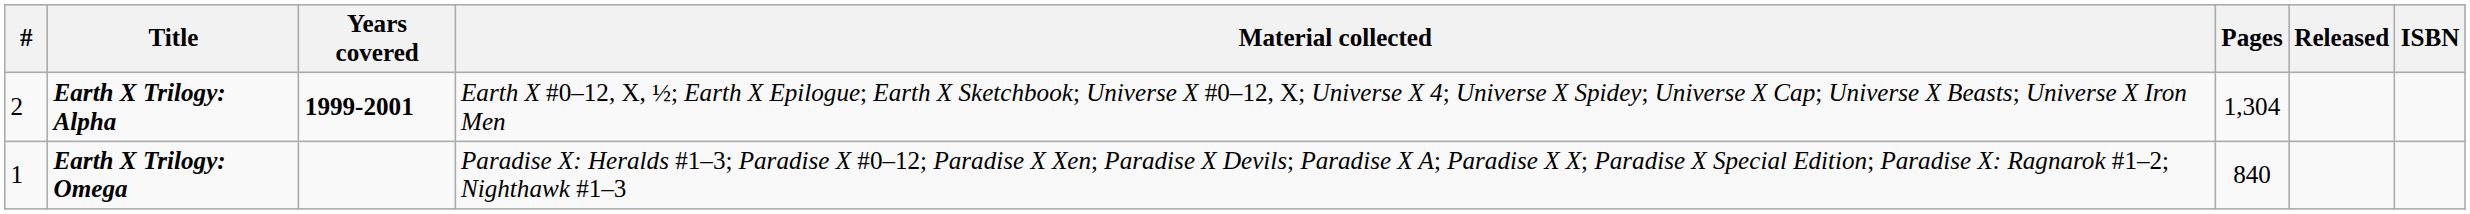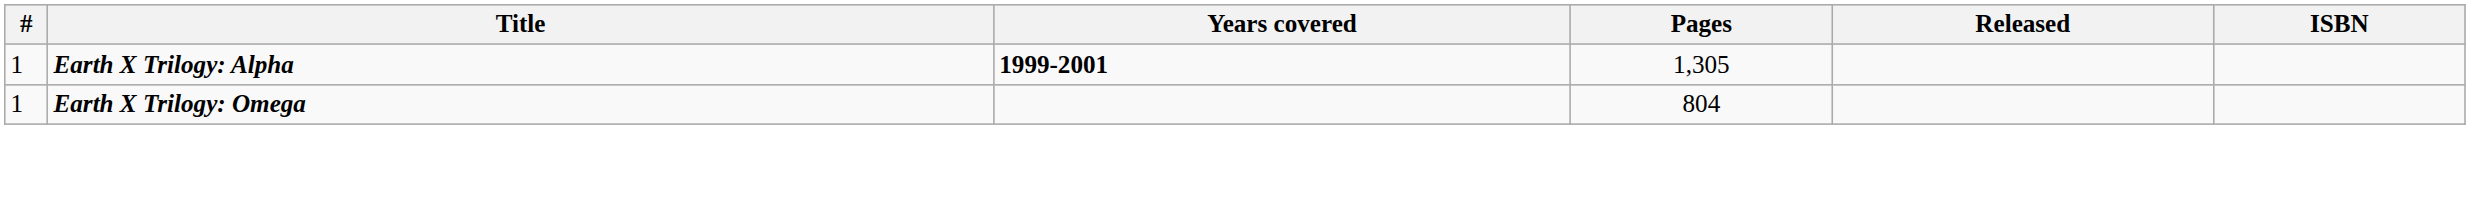- column: (1335, 38)
(17, 106) 2 -> (17, 64) 1
(2252, 106) 1,304 -> (1701, 64) 1,305
(2252, 174) 840 -> (1701, 104) 804
